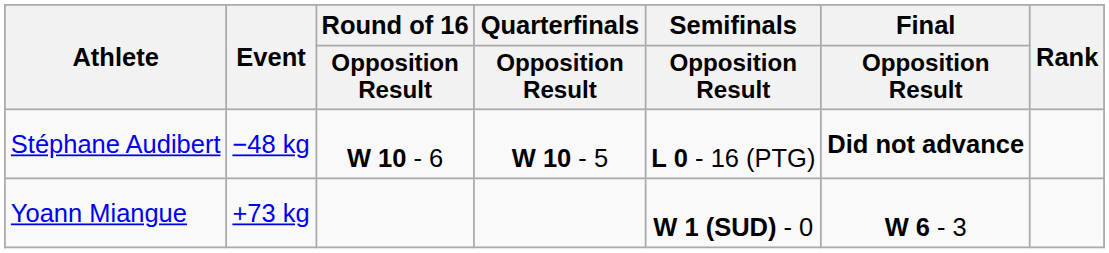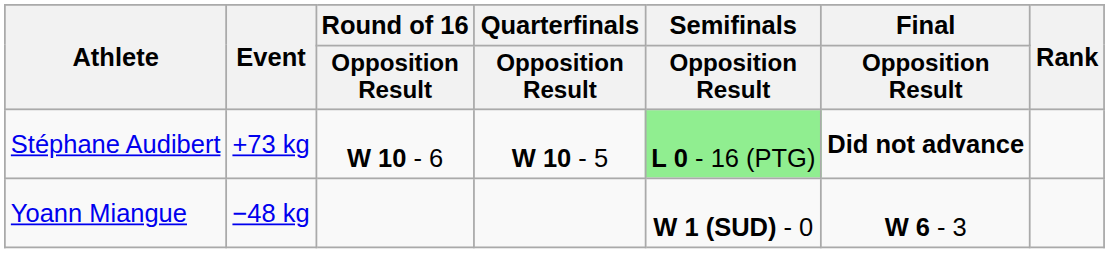(271, 144) −48 kg -> (271, 144) +73 kg
(733, 159) no background -> (733, 159) lightgreen background
(271, 213) +73 kg -> (271, 213) −48 kg
